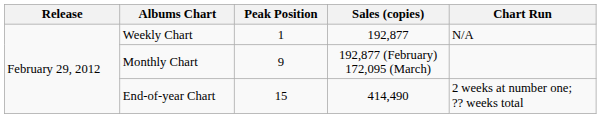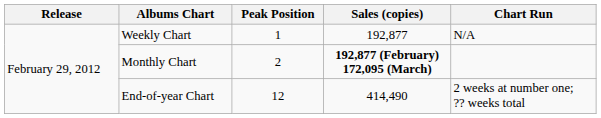(281, 61) 9 -> (278, 61) 2
(388, 61) normal -> (387, 61) bold
(281, 95) 15 -> (278, 95) 12
